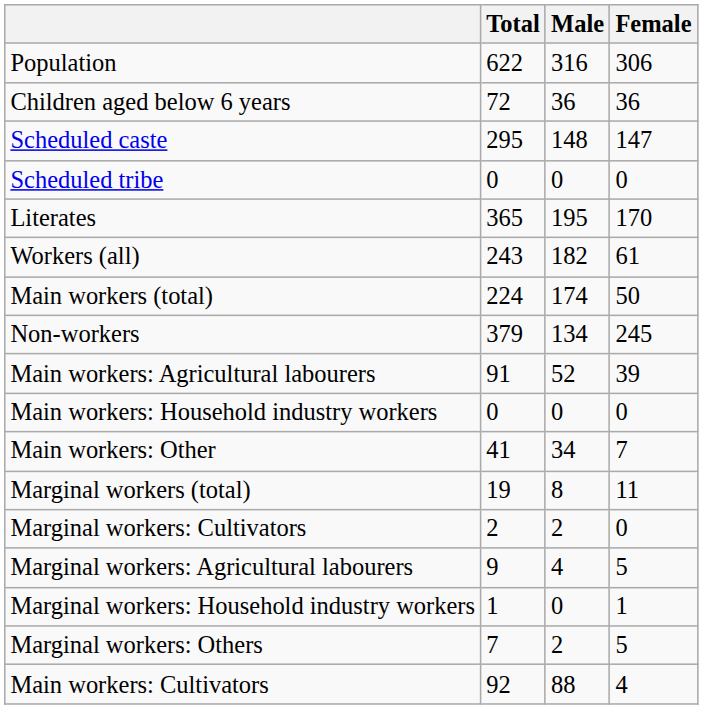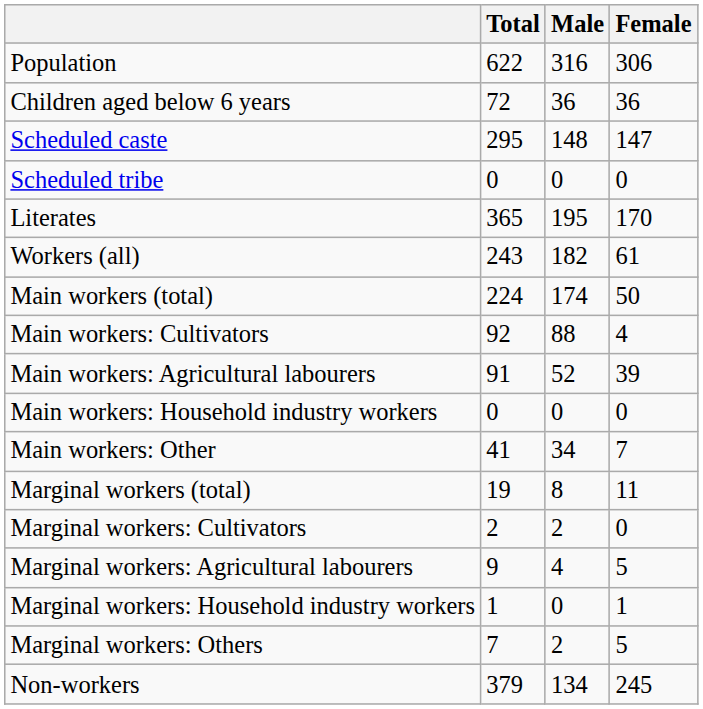rows swapped: (140, 683) <-> (75, 334)
